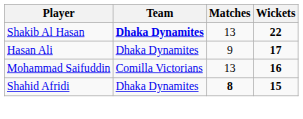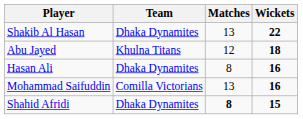(160, 31) bold -> (157, 31) normal
+ row: (31, 50)
(230, 50) 9 -> (229, 68) 8
(276, 50) 17 -> (275, 68) 16
